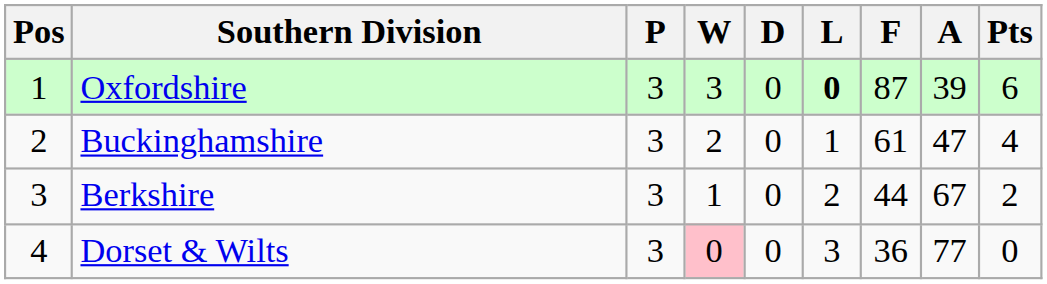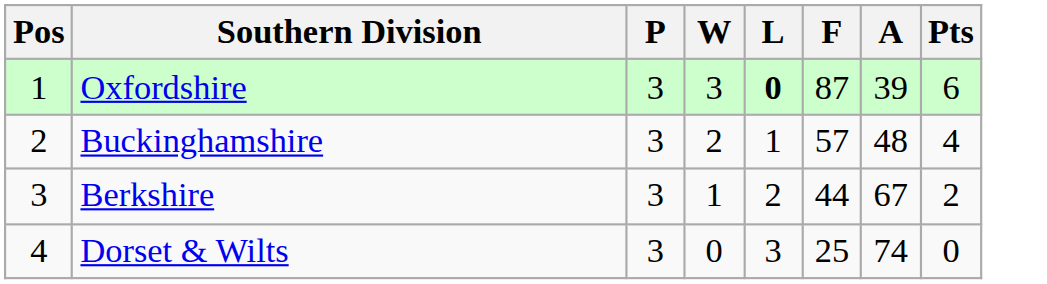- column: (773, 31)
(891, 140) 61 -> (832, 140) 57
(950, 140) 47 -> (891, 140) 48
(714, 250) pink background -> (714, 250) no background
(891, 250) 36 -> (832, 250) 25
(950, 250) 77 -> (891, 250) 74
